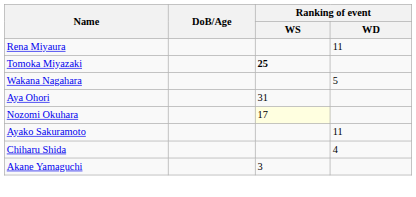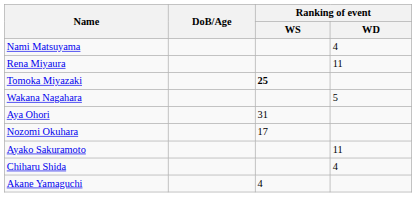+ row: (44, 47)
(263, 115) lightyellow background -> (263, 132) no background
(260, 166) 3 -> (260, 183) 4
